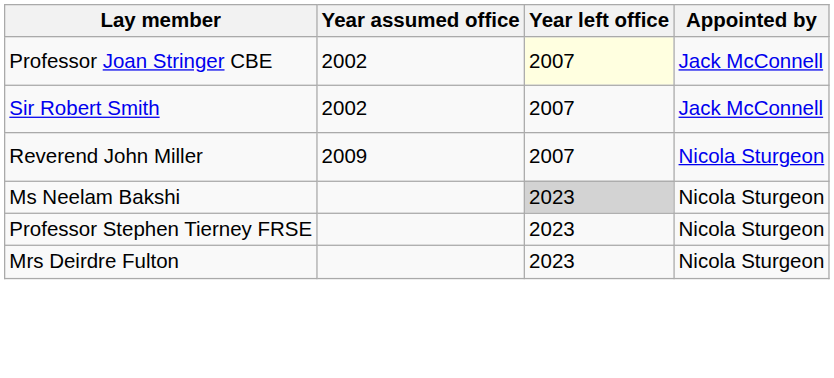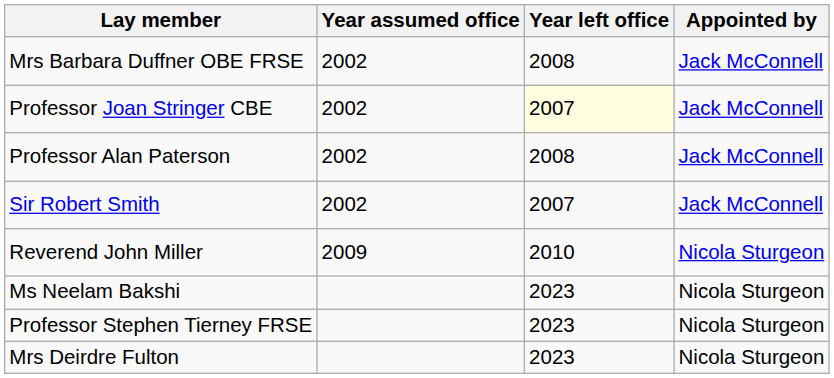+ row: (157, 60)
+ row: (120, 156)
(552, 156) 2007 -> (552, 252) 2010
(552, 196) lightgrey background -> (552, 292) no background
